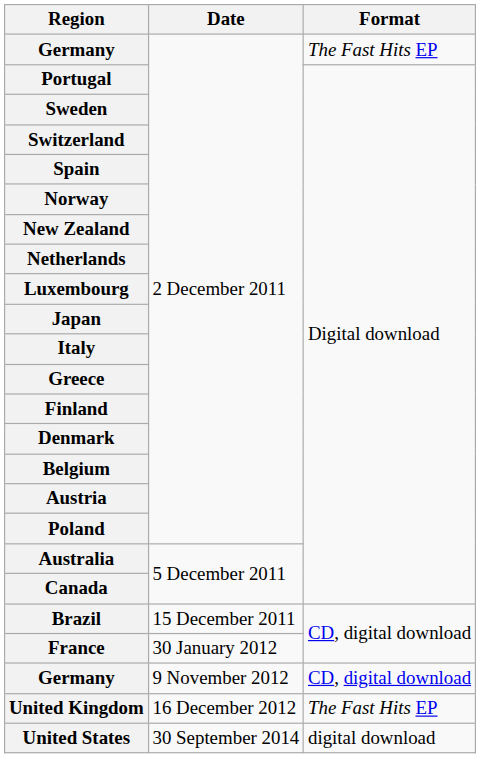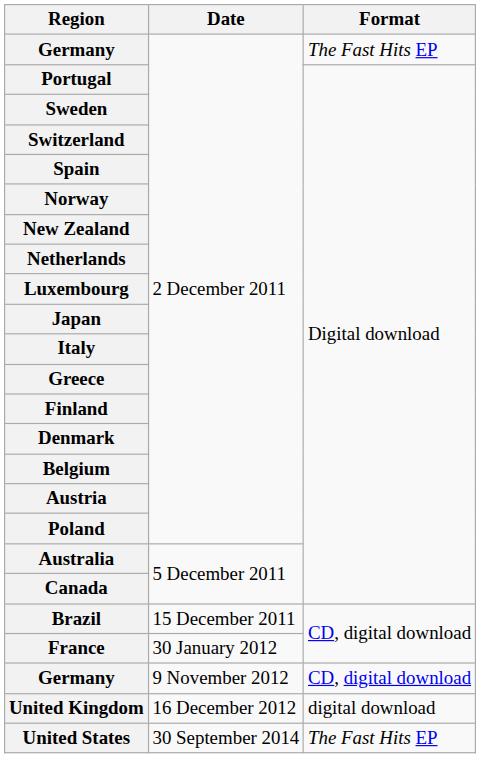(373, 708) The Fast Hits EP -> (372, 708) digital download
(372, 738) digital download -> (373, 738) The Fast Hits EP
